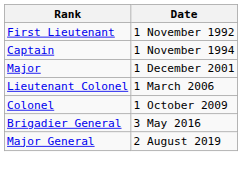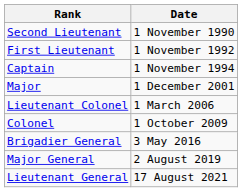+ row: (64, 32)
+ row: (68, 178)
